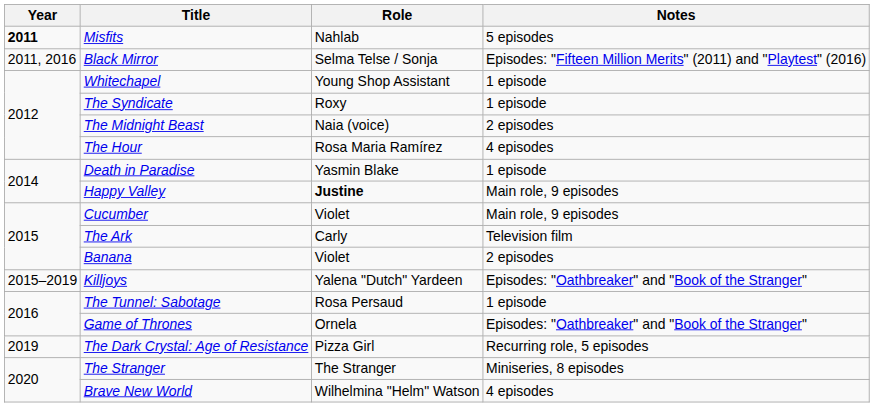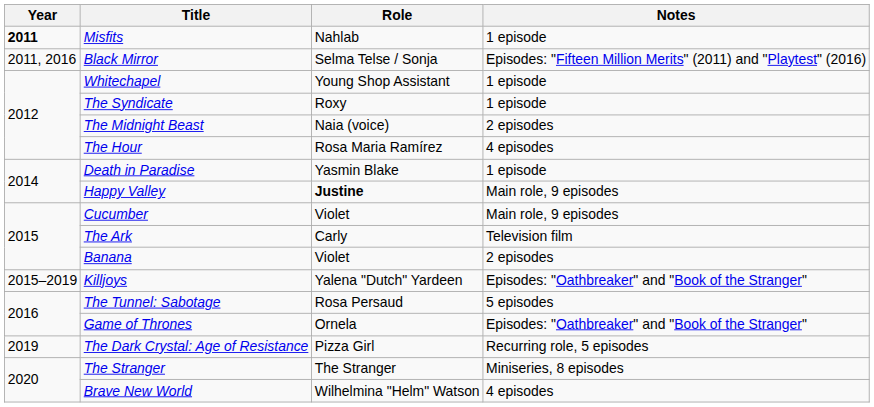(520, 37) 5 episodes -> (516, 37) 1 episode
(516, 302) 1 episode -> (520, 302) 5 episodes
